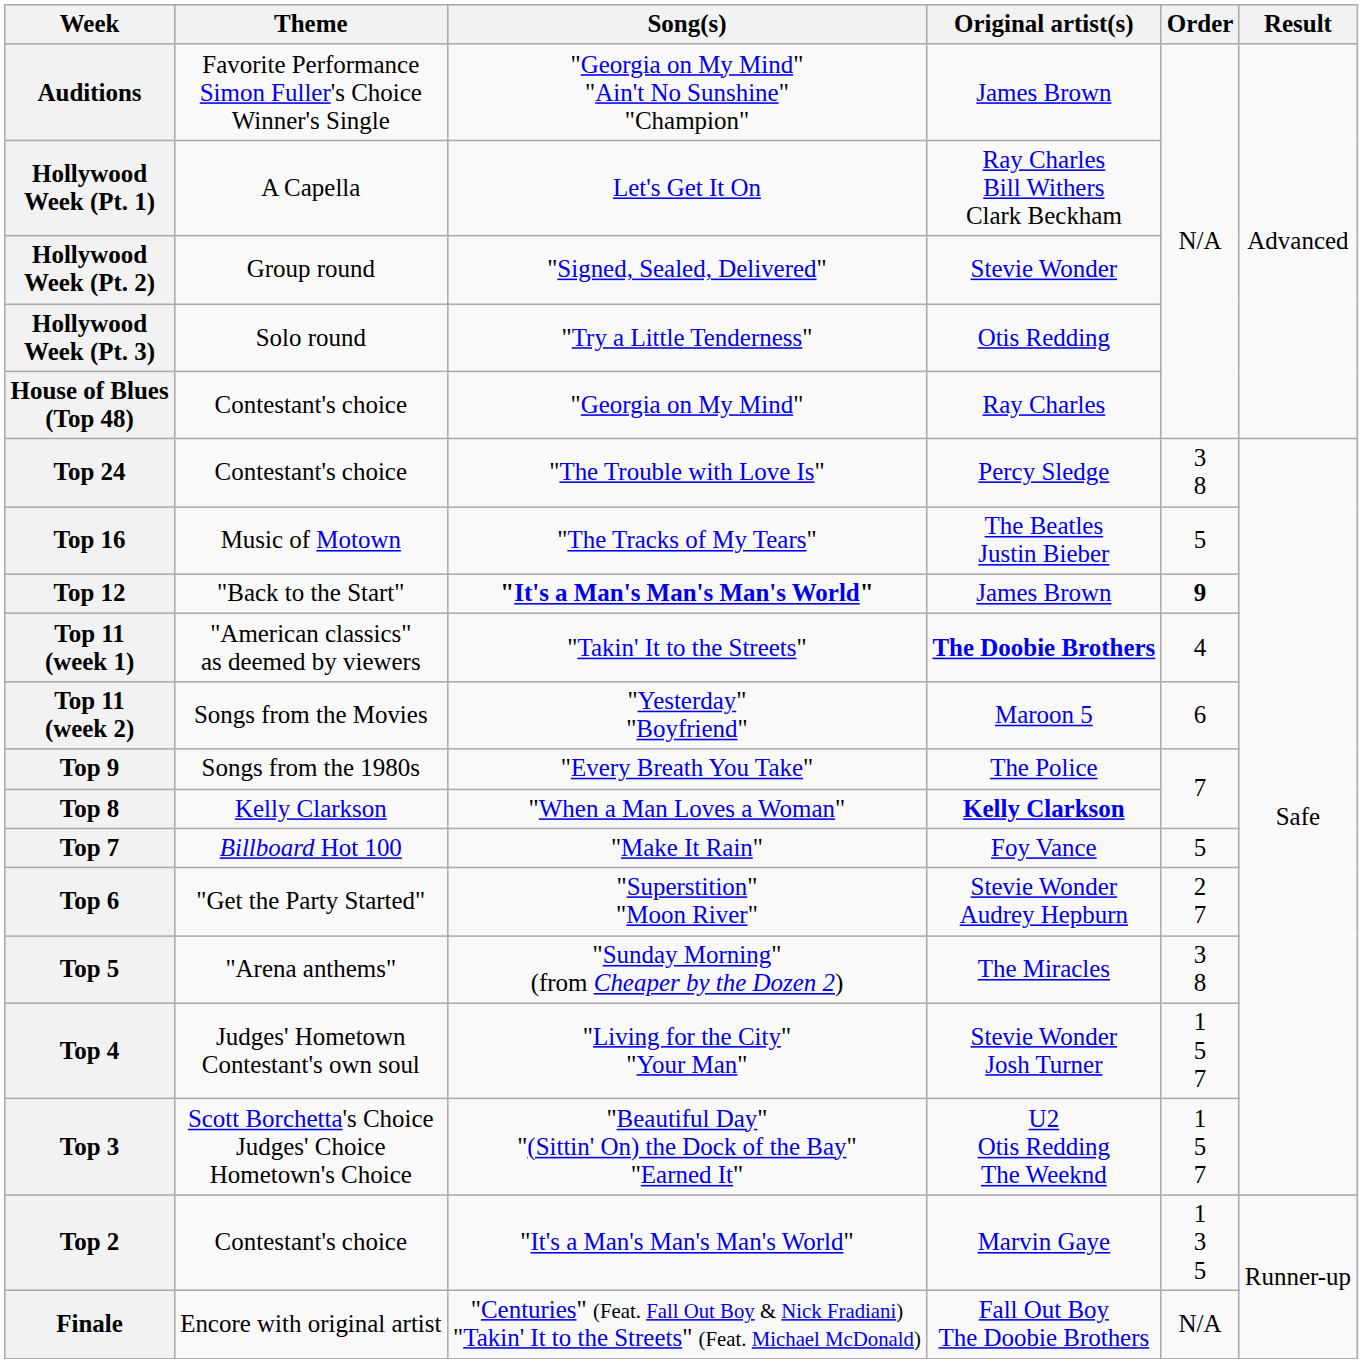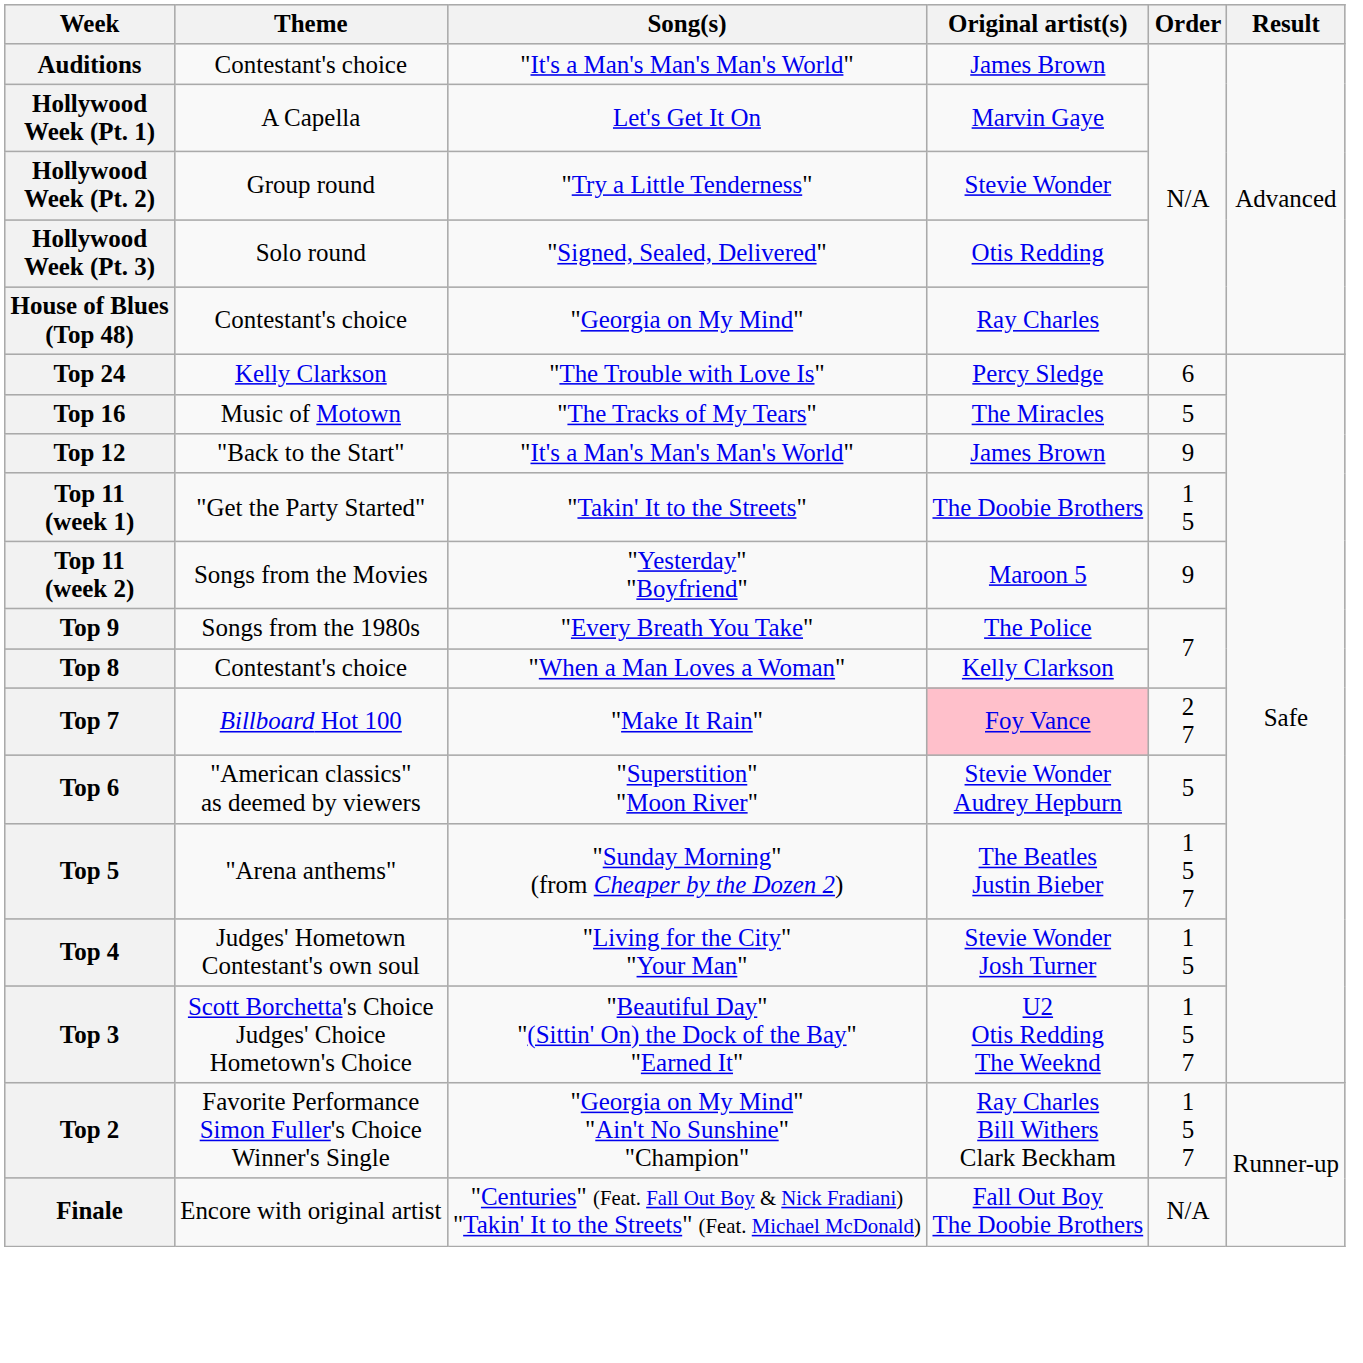(311, 91) Favorite Performance Simon Fuller's Choice Winner's Single -> (311, 63) Contestant's choice
(687, 91) "Georgia on My Mind" "Ain't No Sunshine" "Champion" -> (687, 63) "It's a Man's Man's Man's World"
(1044, 187) Ray Charles Bill Withers Clark Beckham -> (1038, 117) Marvin Gaye
(687, 269) "Signed, Sealed, Delivered" -> (687, 185) "Try a Little Tenderness"
(687, 337) "Try a Little Tenderness" -> (687, 252) "Signed, Sealed, Delivered"
(311, 472) Contestant's choice -> (311, 374) Kelly Clarkson
(1200, 472) 3 8 -> (1188, 374) 6
(1044, 540) The Beatles Justin Bieber -> (1038, 413) The Miracles
(687, 593) bold -> (687, 453) normal
(1200, 593) bold -> (1188, 453) normal
(311, 647) "American classics" as deemed by viewers -> (311, 506) "Get the Party Started"
(1044, 647) bold -> (1038, 506) normal
(1200, 647) 4 -> (1188, 506) 1 5
(1200, 714) 6 -> (1188, 574) 9
(311, 808) Kelly Clarkson -> (311, 667) Contestant's choice
(1044, 808) bold -> (1038, 667) normal
(1044, 847) no background -> (1038, 721) pink background
(1200, 847) 5 -> (1188, 721) 2 7
(311, 901) "Get the Party Started" -> (311, 789) "American classics" as deemed by viewers
(1200, 901) 2 7 -> (1188, 789) 5
(1044, 969) The Miracles -> (1038, 870) The Beatles Justin Bieber
(1200, 969) 3 8 -> (1188, 870) 1 5 7
(1200, 1050) 1 5 7 -> (1188, 952) 1 5
(311, 1242) Contestant's choice -> (311, 1129) Favorite Performance Simon Fuller's Choice Winner's Single
(687, 1242) "It's a Man's Man's Man's World" -> (687, 1129) "Georgia on My Mind" "Ain't No Sunshine" "Champion"
(1044, 1242) Marvin Gaye -> (1038, 1129) Ray Charles Bill Withers Clark Beckham
(1200, 1242) 1 3 5 -> (1188, 1129) 1 5 7
